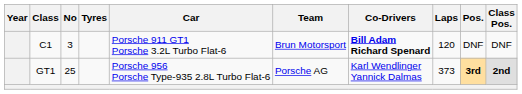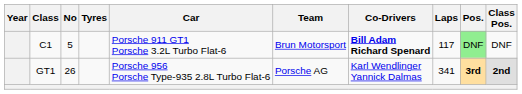(70, 45) 3 -> (70, 45) 5
(446, 45) 120 -> (446, 45) 117
(473, 45) no background -> (473, 45) lightgreen background
(70, 72) 25 -> (70, 72) 26
(446, 72) 373 -> (446, 72) 341
